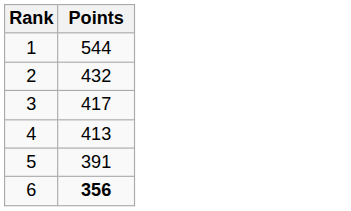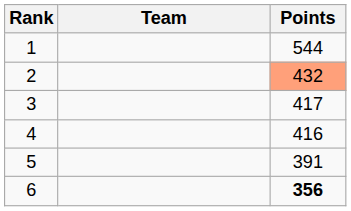+ column: (164, 18)
(96, 76) no background -> (308, 76) lightsalmon background
(96, 133) 413 -> (308, 133) 416
